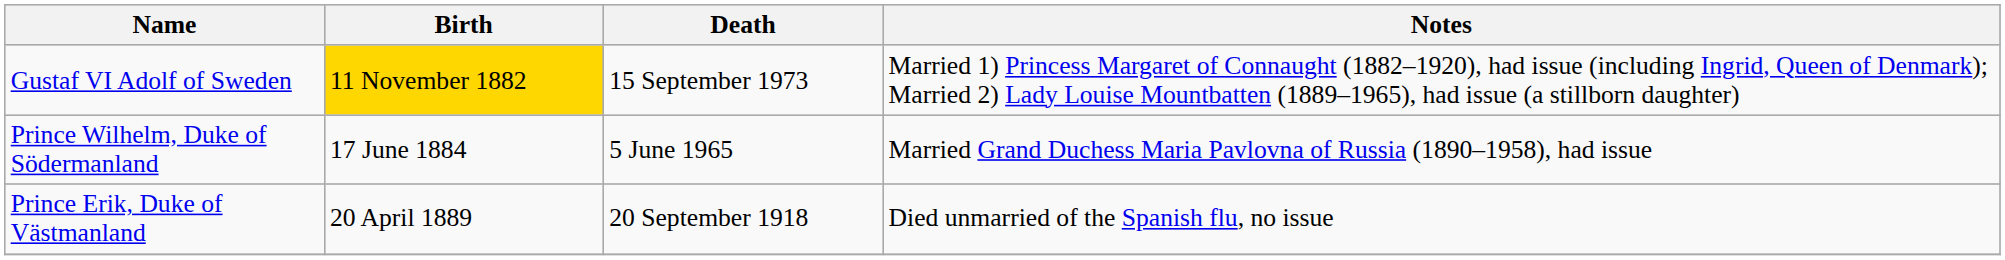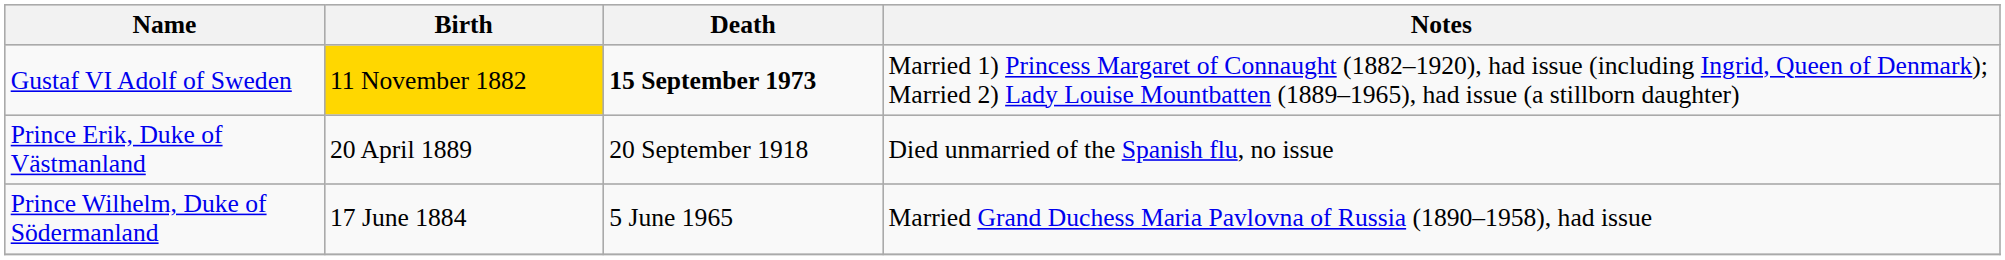(709, 79) normal -> (713, 79) bold
rows swapped: (139, 149) <-> (117, 218)
